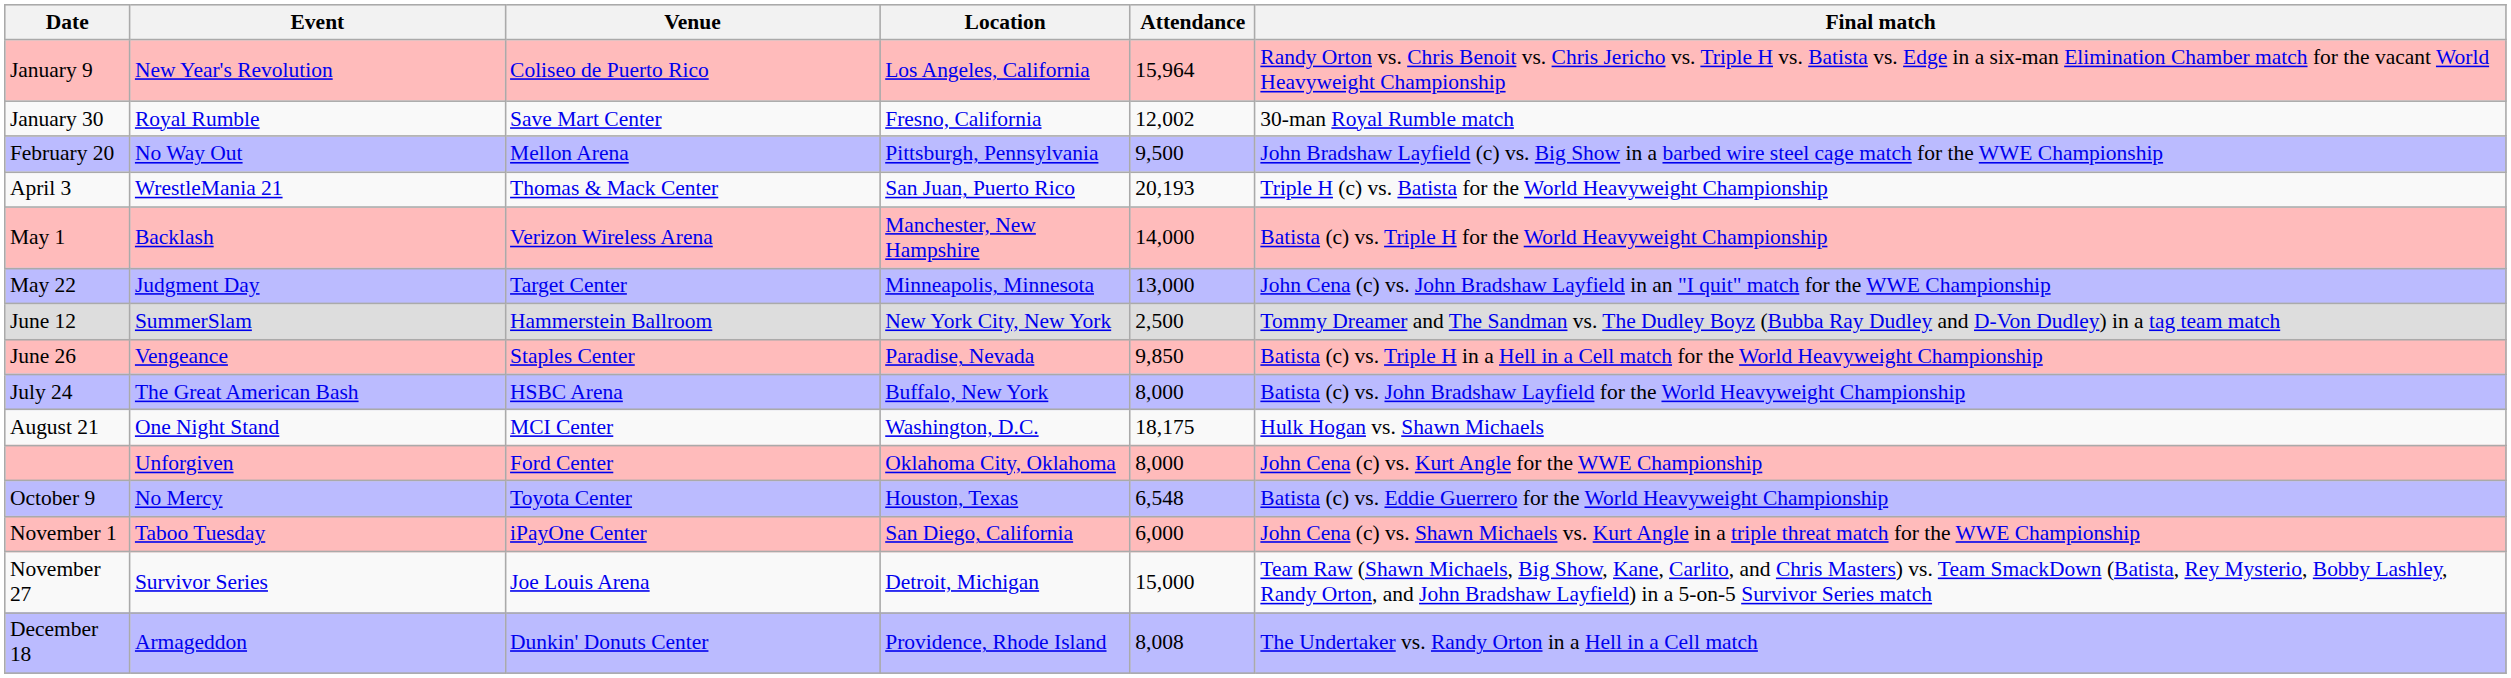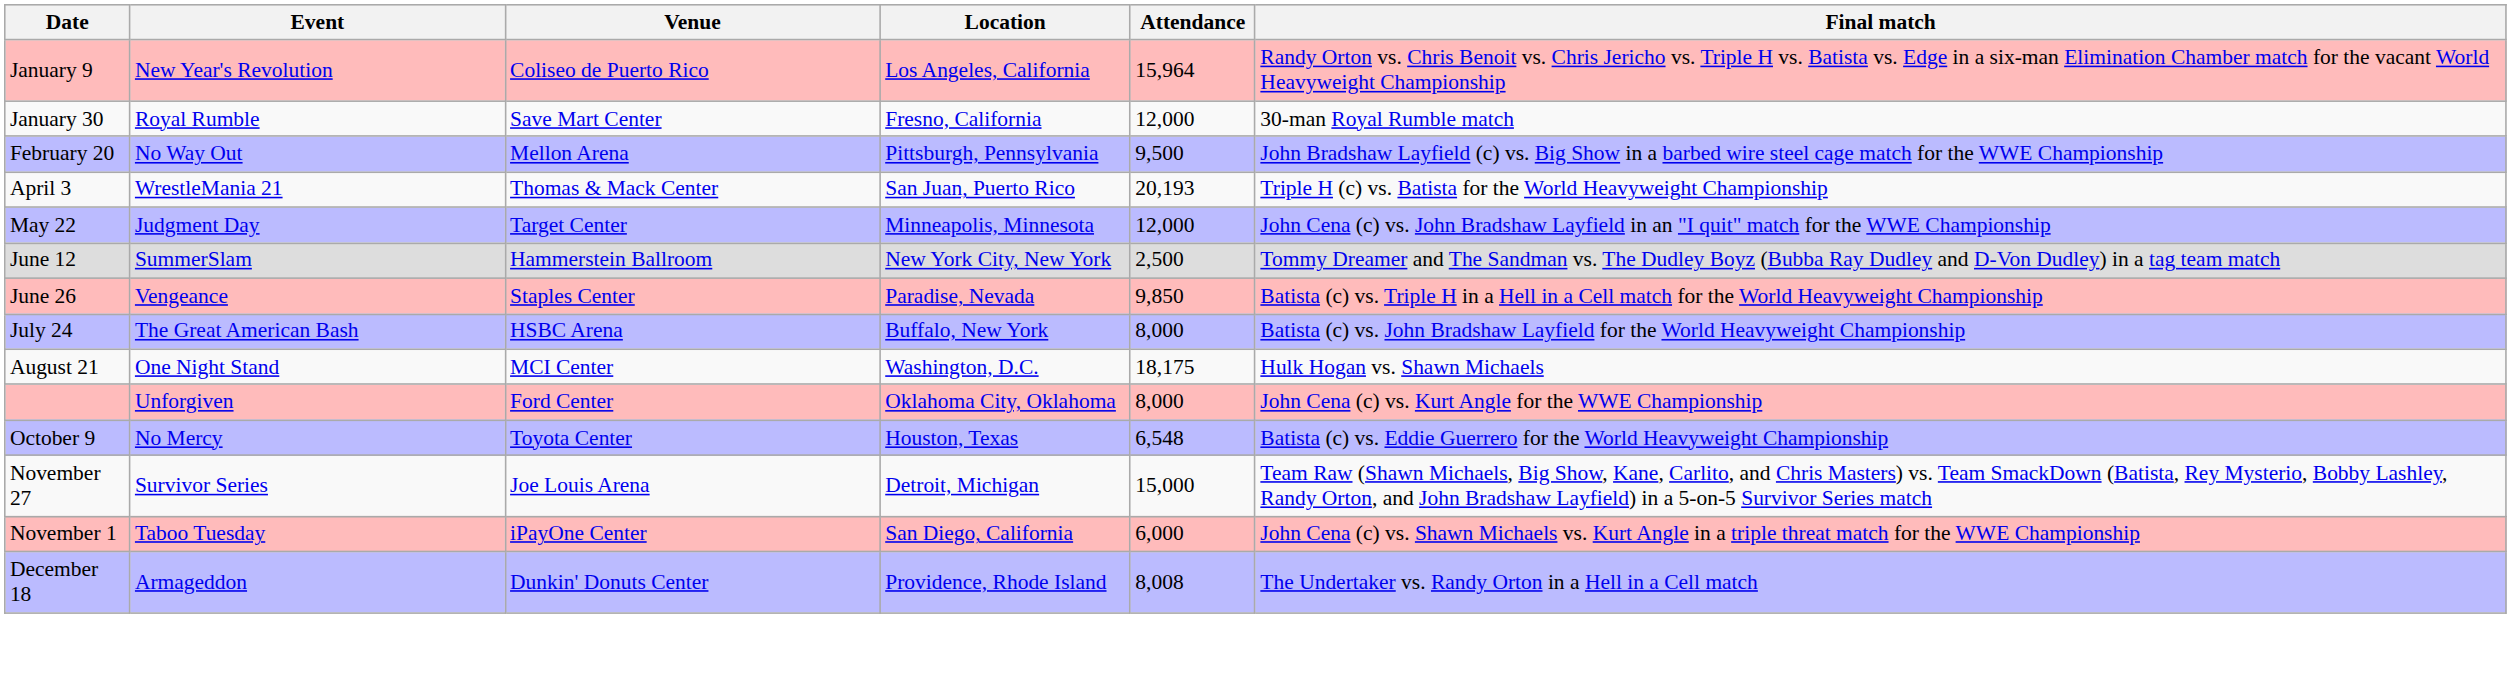(1165, 118) 12,002 -> (1165, 118) 12,000
- row: (38, 236)
(1165, 285) 13,000 -> (1165, 224) 12,000
rows swapped: (63, 533) <-> (55, 581)
